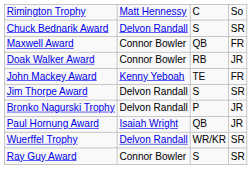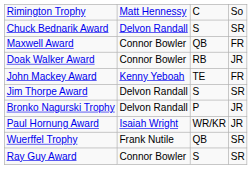(200, 124) QB -> (209, 124) WR/KR
(154, 140) Delvon Randall -> (147, 140) Frank Nutile
(209, 140) WR/KR -> (200, 140) QB
